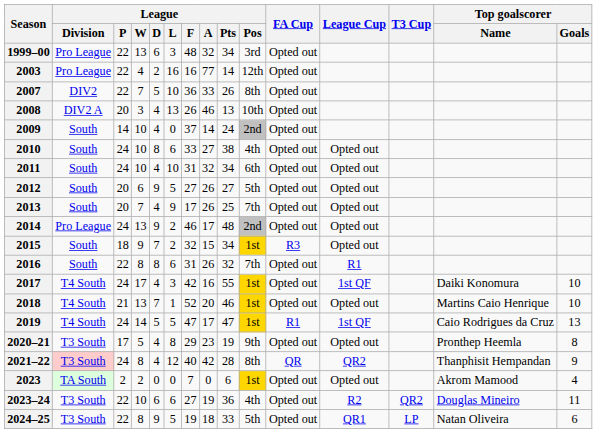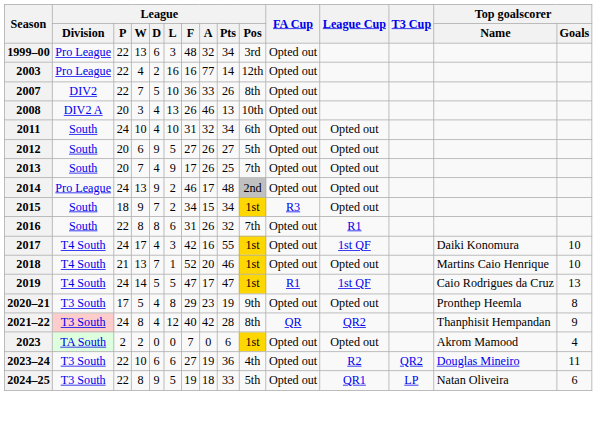- row: (28, 129)
- row: (28, 149)
(190, 245) 32 -> (190, 206) 34
